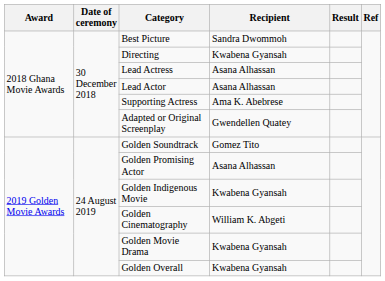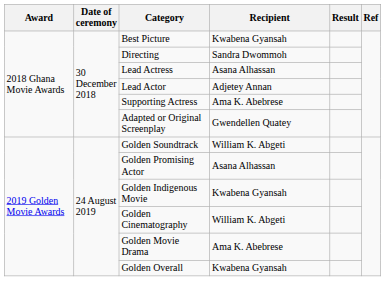(249, 39) Sandra Dwommoh -> (249, 39) Kwabena Gyansah
(249, 54) Kwabena Gyansah -> (249, 54) Sandra Dwommoh
(244, 86) Asana Alhassan -> (242, 86) Adjetey Annan
(236, 144) Gomez Tito -> (249, 144) William K. Abgeti
(249, 246) Kwabena Gyansah -> (247, 246) Ama K. Abebrese
